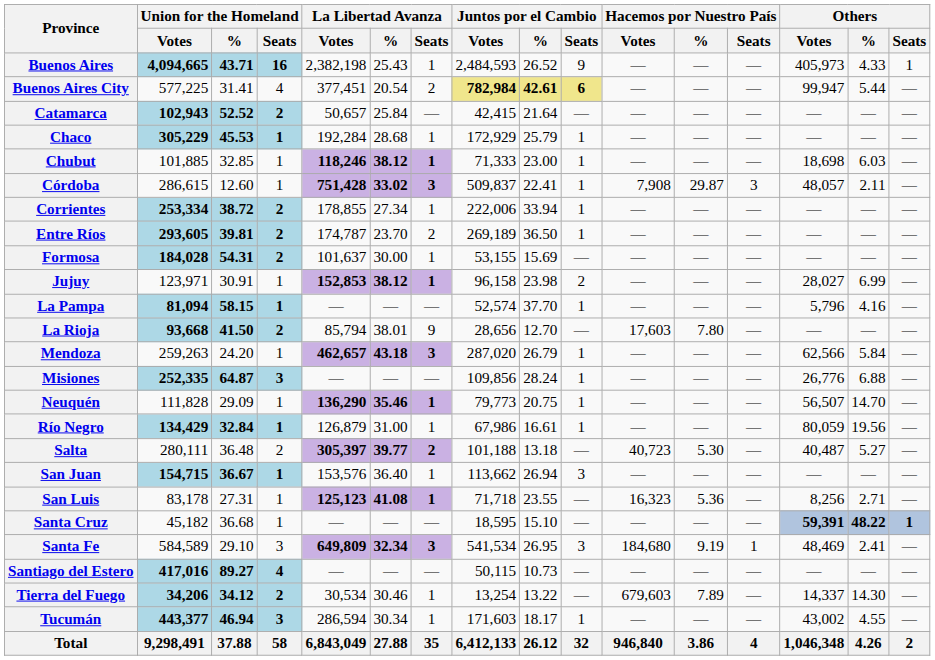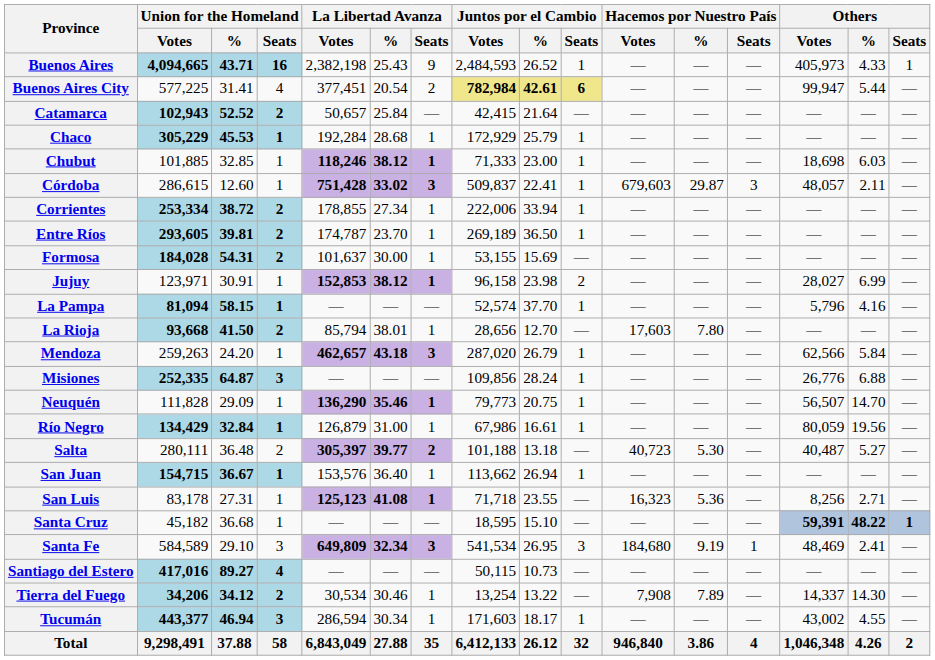(432, 64) 1 -> (432, 64) 9
(581, 64) 9 -> (581, 64) 1
(654, 185) 7,908 -> (646, 185) 679,603
(432, 233) 2 -> (432, 233) 1
(432, 329) 9 -> (432, 329) 1
(581, 474) 3 -> (581, 474) 1
(646, 595) 679,603 -> (654, 595) 7,908
